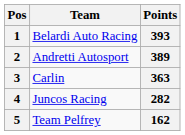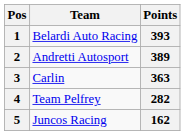(69, 99) Juncos Racing -> (67, 99) Team Pelfrey
(67, 120) Team Pelfrey -> (69, 120) Juncos Racing
